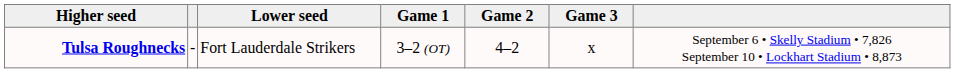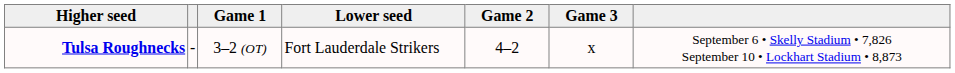columns swapped: (289, 15) <-> (423, 15)
